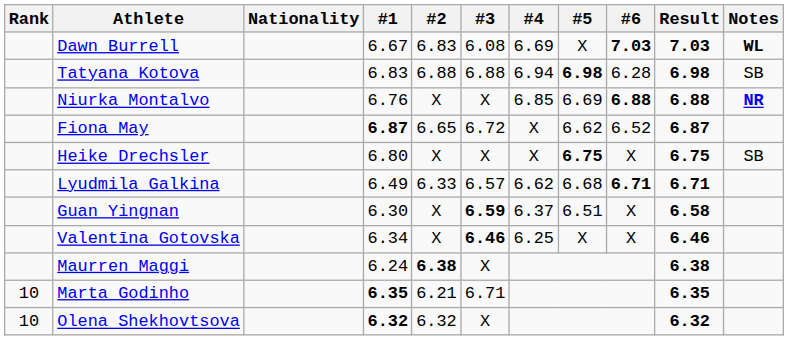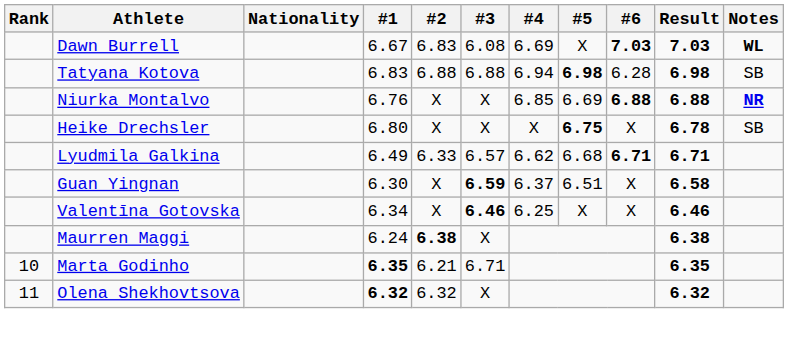- row: (103, 129)
(690, 156) 6.75 -> (690, 129) 6.78
(29, 321) 10 -> (29, 294) 11
